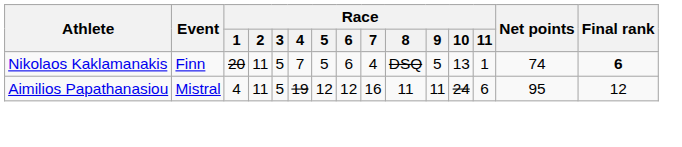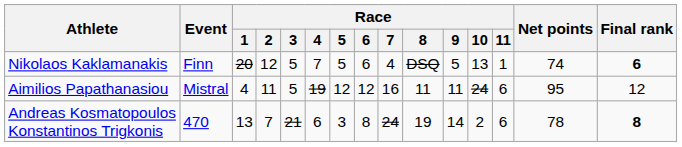(260, 64) 11 -> (269, 64) 12
+ row: (92, 122)
